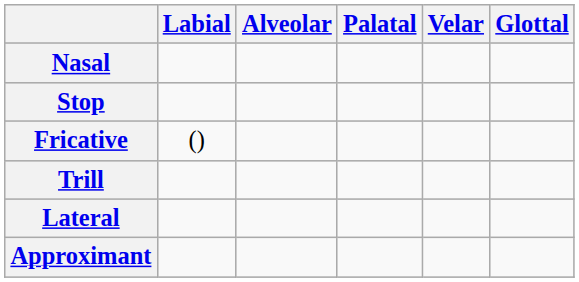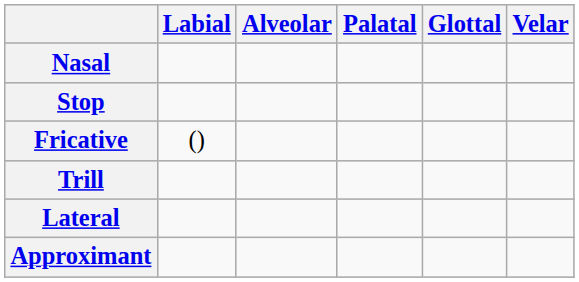columns swapped: (456, 23) <-> (532, 23)
